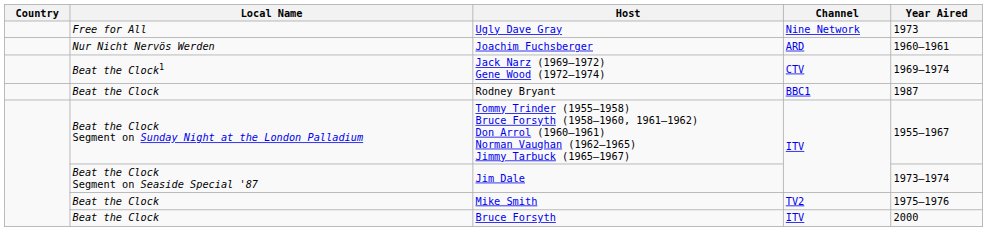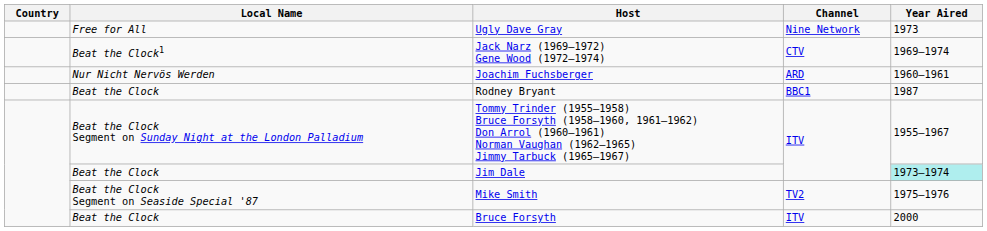rows swapped: (540, 69) <-> (534, 46)
(165, 178) Beat the Clock Segment on Seaside Special '87 -> (116, 172) Beat the Clock
(921, 178) no background -> (921, 172) paleturquoise background
(116, 201) Beat the Clock -> (165, 195) Beat the Clock Segment on Seaside Special '87
